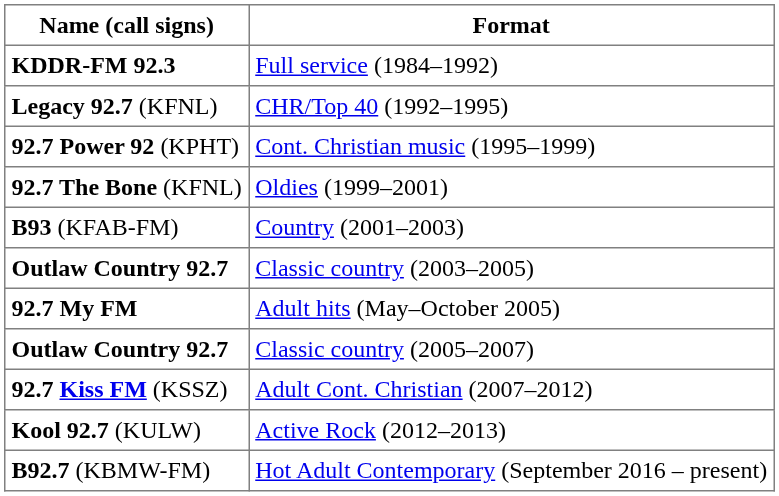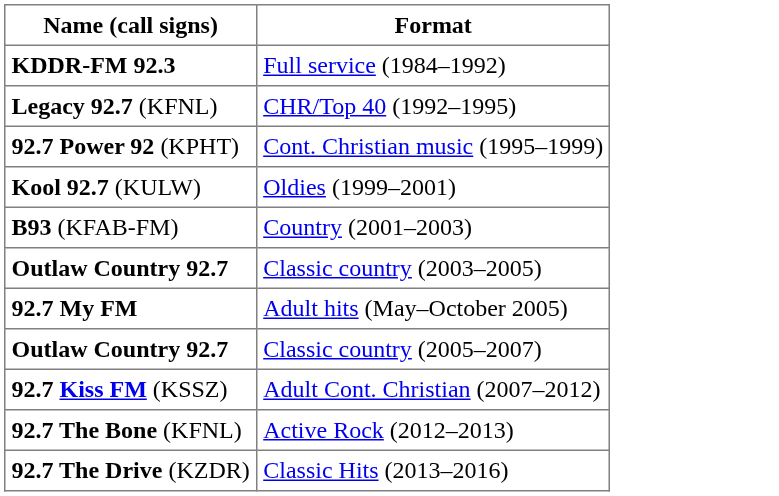(127, 186) 92.7 The Bone (KFNL) -> (106, 186) Kool 92.7 (KULW)
(106, 429) Kool 92.7 (KULW) -> (127, 429) 92.7 The Bone (KFNL)
+ row: (386, 470)
- row: (511, 470)
